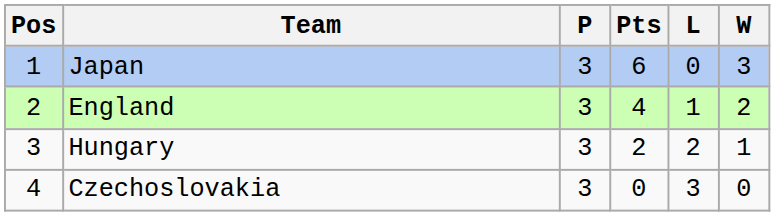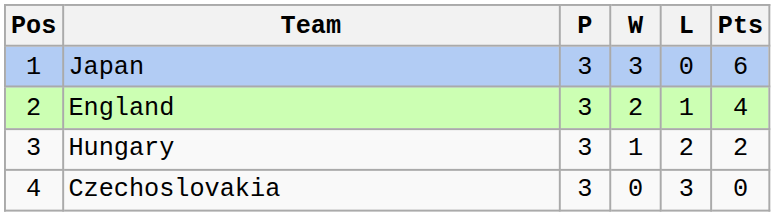columns swapped: (744, 26) <-> (639, 26)
